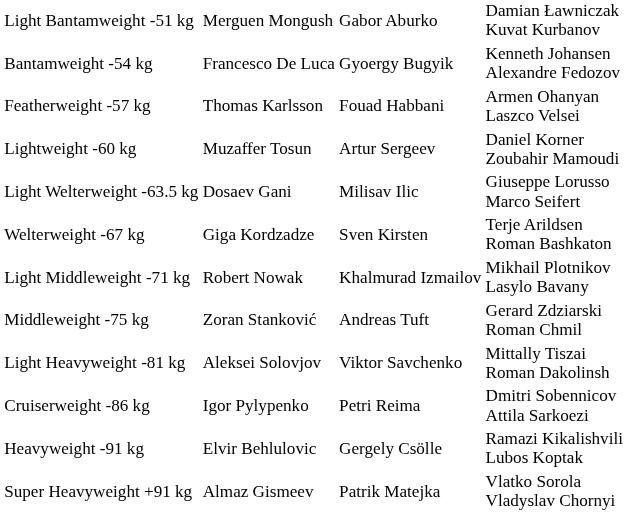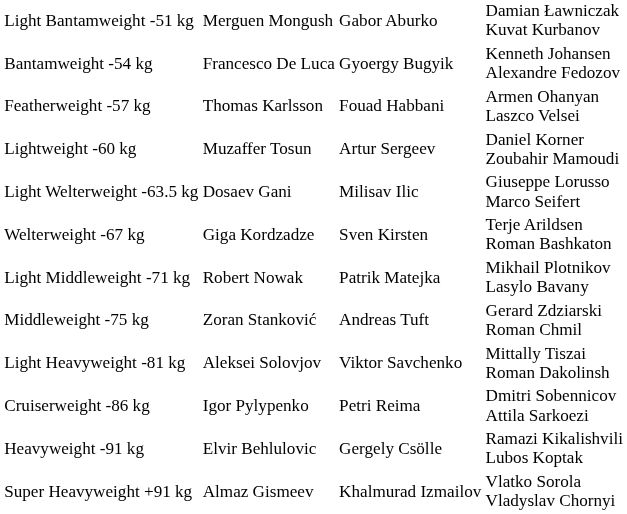(410, 277) Khalmurad Izmailov -> (390, 277) Patrik Matejka
(390, 491) Patrik Matejka -> (410, 491) Khalmurad Izmailov
